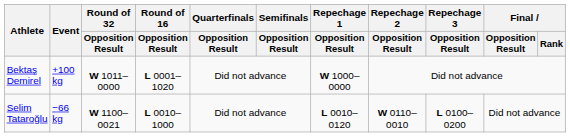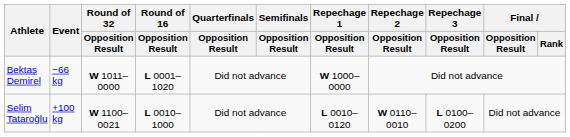(63, 76) +100 kg -> (61, 76) −66 kg
(61, 113) −66 kg -> (63, 113) +100 kg
